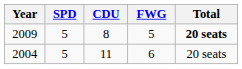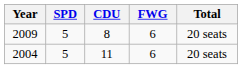(151, 34) 5 -> (153, 34) 6
(206, 34) bold -> (207, 34) normal
